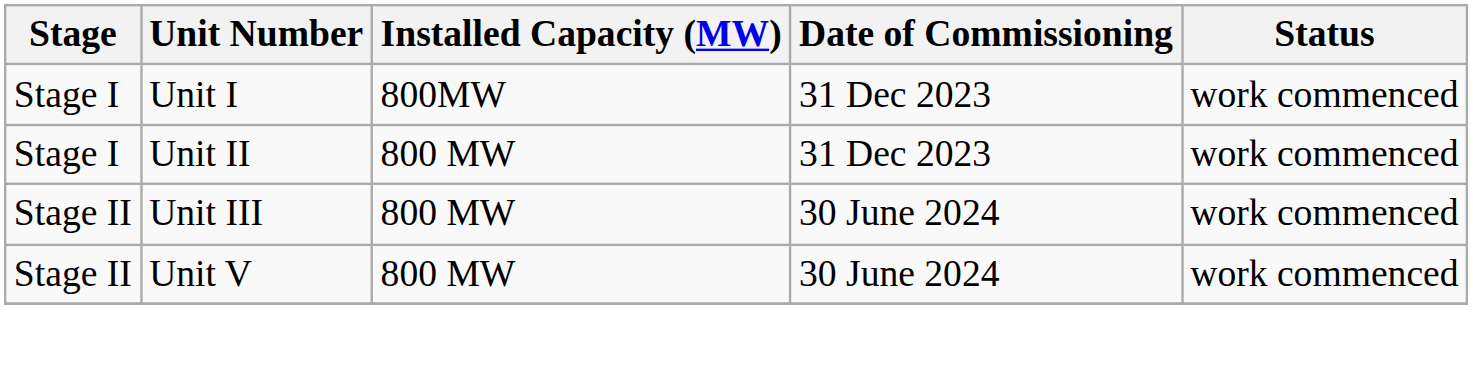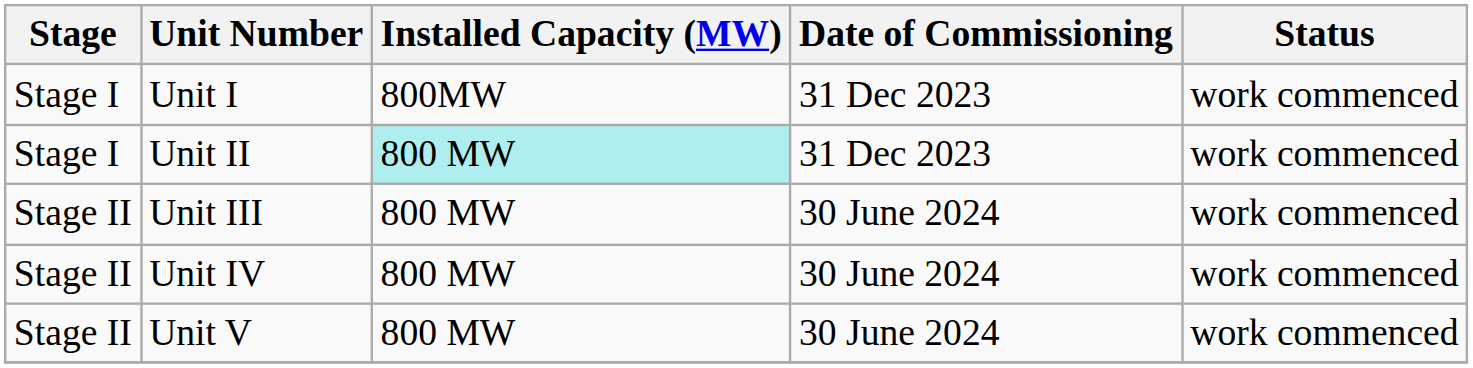(448, 153) no background -> (448, 153) paleturquoise background
+ row: (207, 272)
